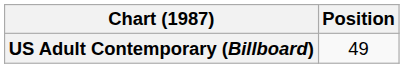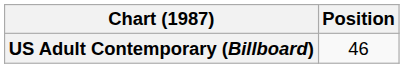(359, 48) 49 -> (359, 48) 46
